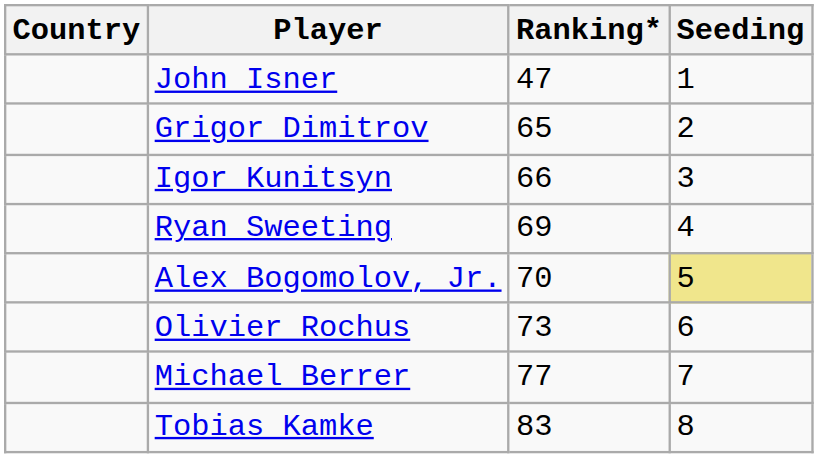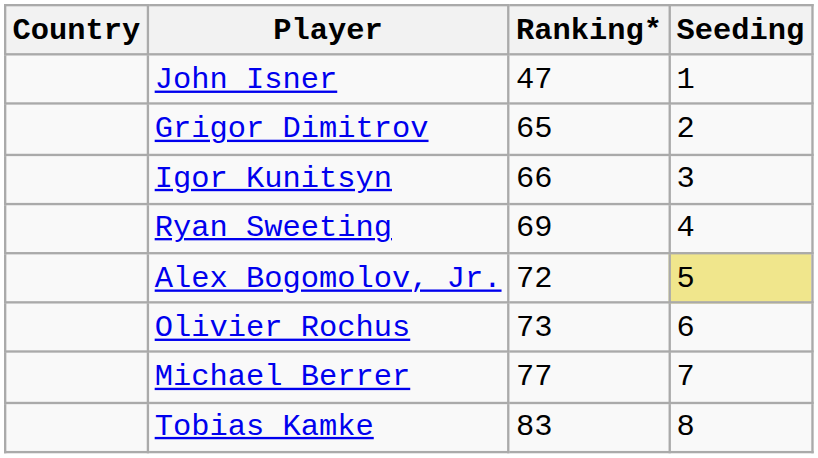(534, 278) 70 -> (534, 278) 72
